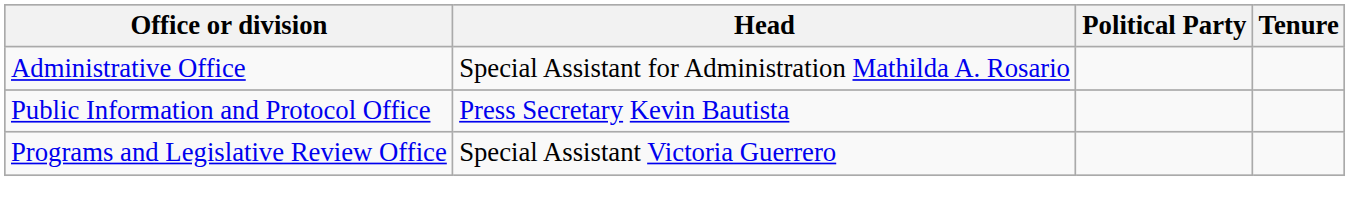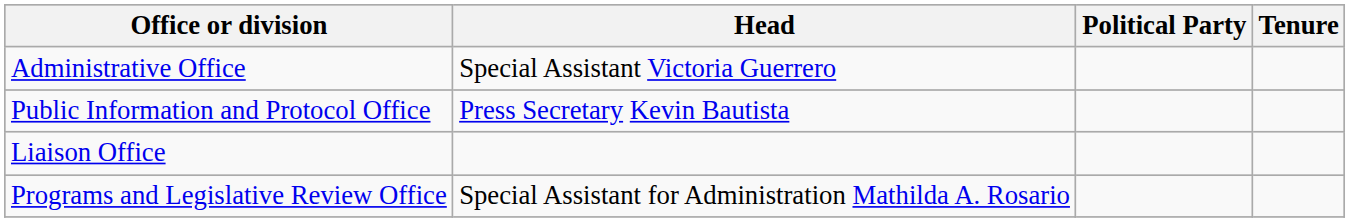(765, 68) Special Assistant for Administration Mathilda A. Rosario -> (648, 68) Special Assistant Victoria Guerrero
+ row: (88, 152)
(648, 152) Special Assistant Victoria Guerrero -> (765, 195) Special Assistant for Administration Mathilda A. Rosario
